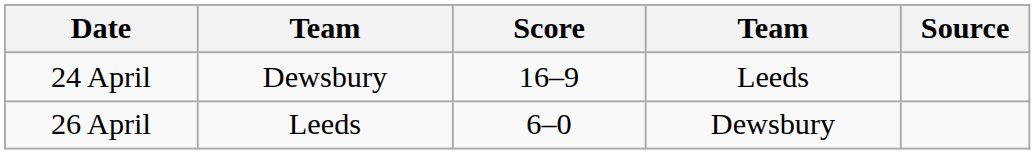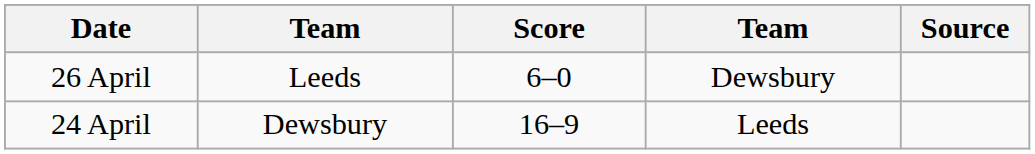rows swapped: (101, 76) <-> (101, 124)
